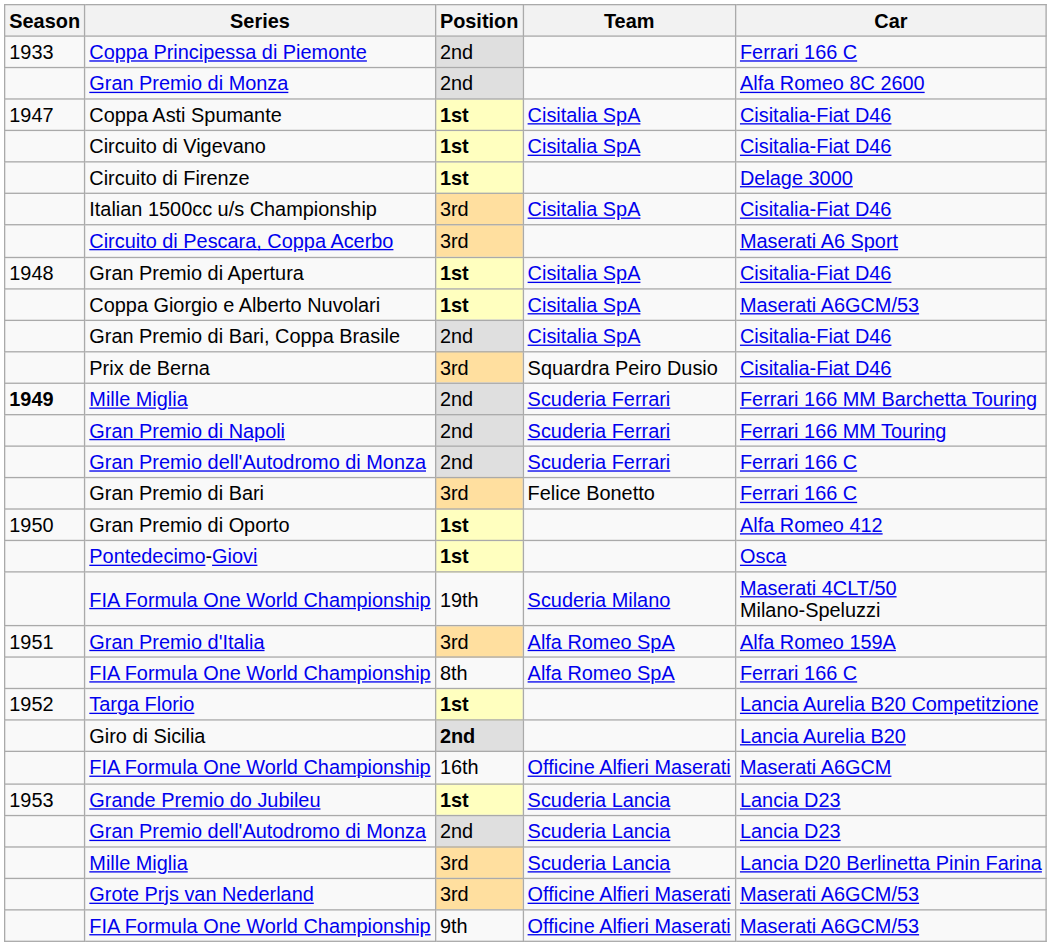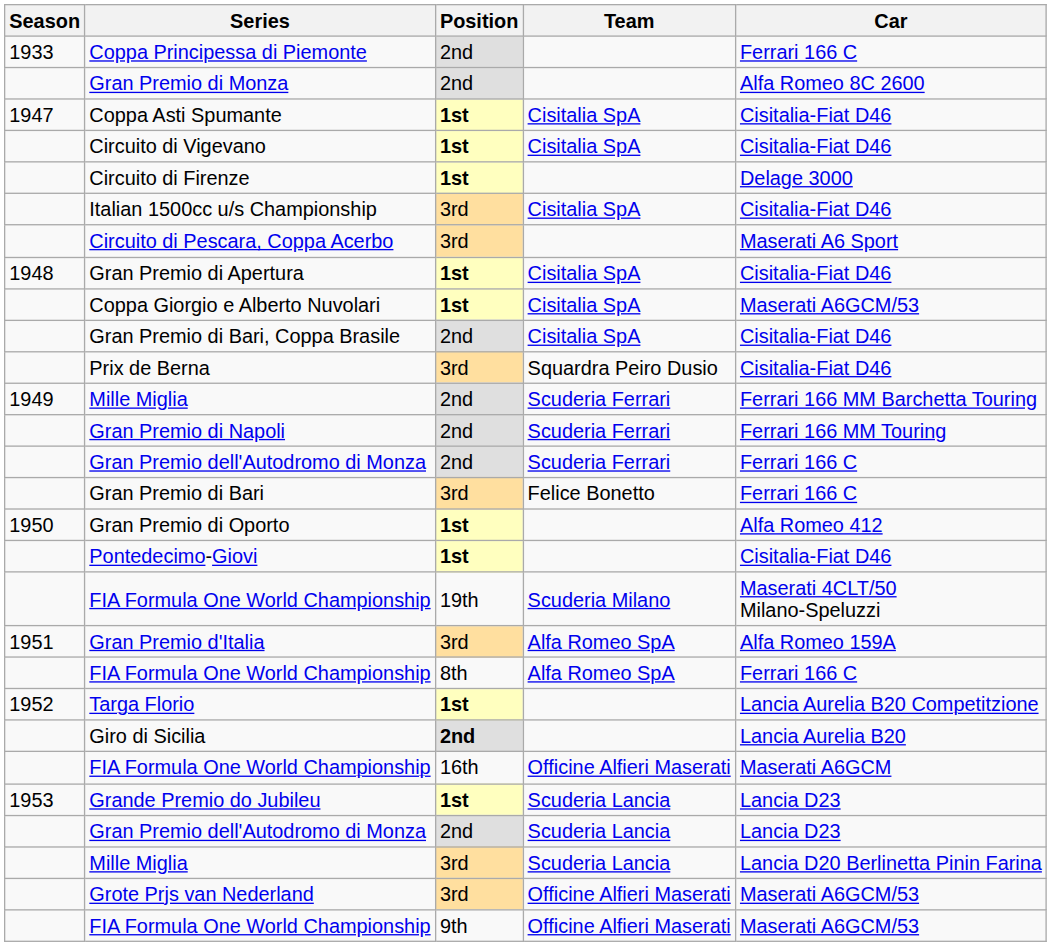(31, 399) bold -> (31, 399) normal
(763, 556) Osca -> (816, 556) Cisitalia-Fiat D46
